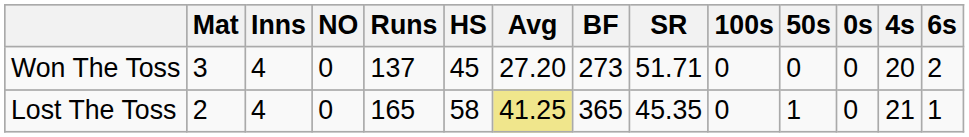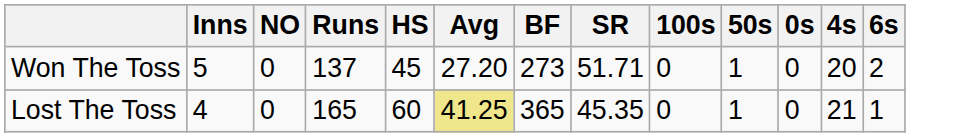- column: (216, 25)
(258, 68) 4 -> (200, 68) 5
(794, 68) 0 -> (735, 68) 1
(465, 110) 58 -> (406, 110) 60
